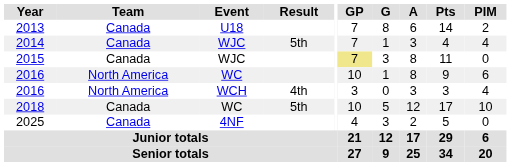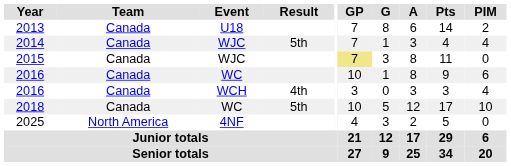(128, 75) North America -> (128, 75) Canada
(128, 91) North America -> (128, 91) Canada
(128, 122) Canada -> (128, 122) North America
